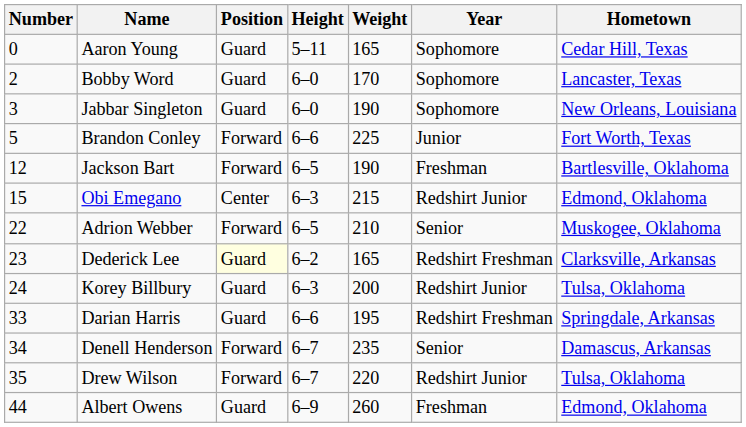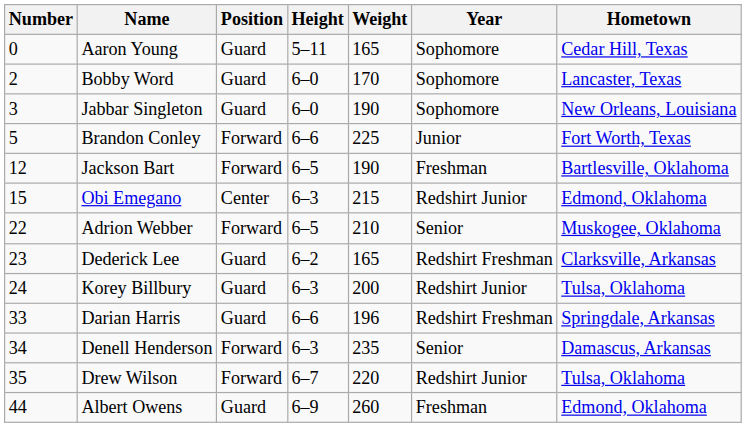(243, 258) lightyellow background -> (243, 258) no background
(366, 317) 195 -> (366, 317) 196
(305, 347) 6–7 -> (305, 347) 6–3
